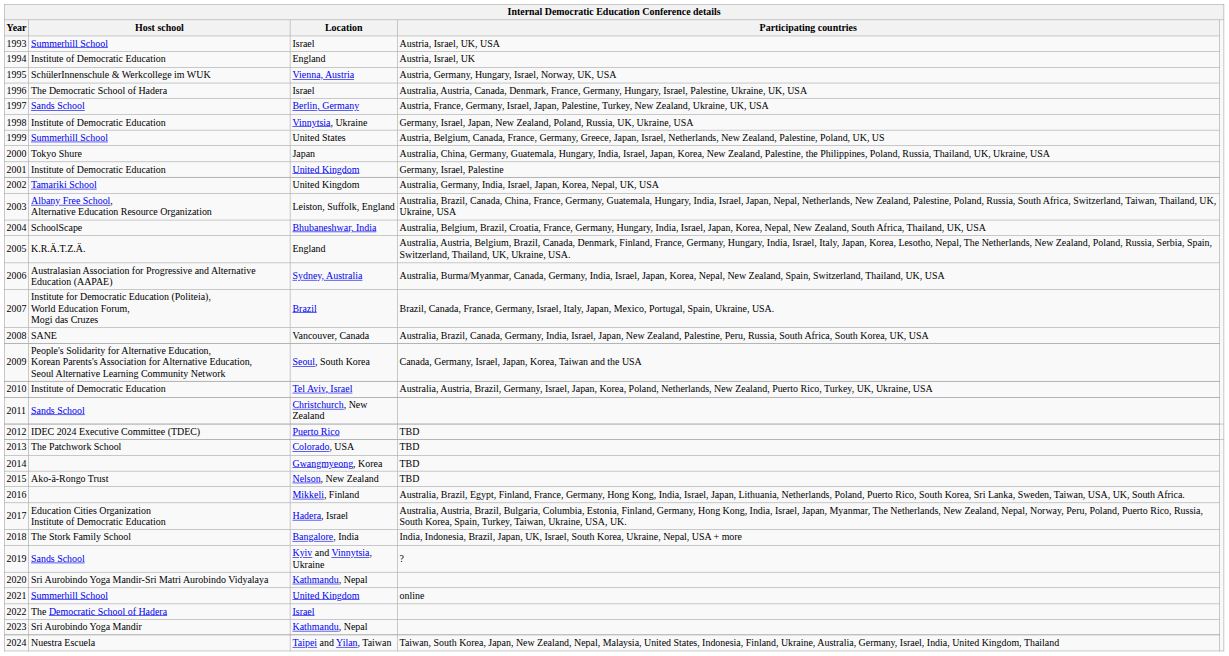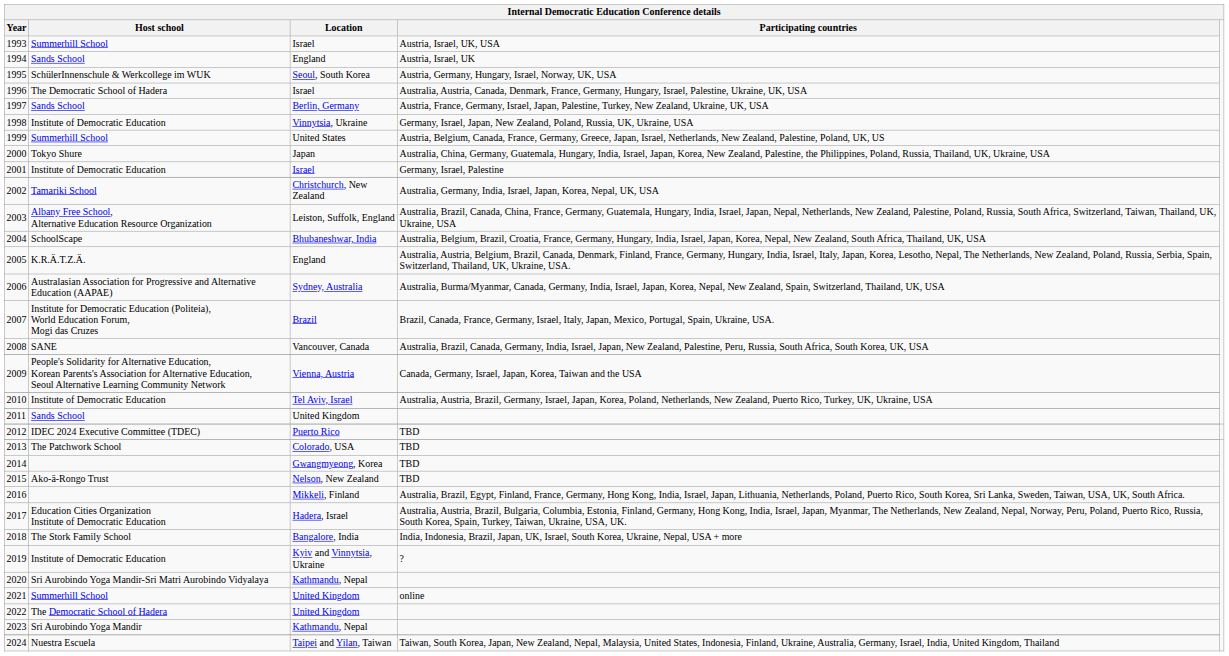(98, 59) Institute of Democratic Education -> (58, 59) Sands School
(323, 75) Vienna, Austria -> (331, 75) Seoul, South Korea
(326, 169) United Kingdom -> (303, 169) Israel
(326, 185) United Kingdom -> (330, 191) Christchurch, New Zealand
(331, 362) Seoul, South Korea -> (323, 373) Vienna, Austria
(330, 410) Christchurch, New Zealand -> (326, 416) United Kingdom
(58, 558) Sands School -> (98, 558) Institute of Democratic Education
(303, 611) Israel -> (326, 611) United Kingdom
